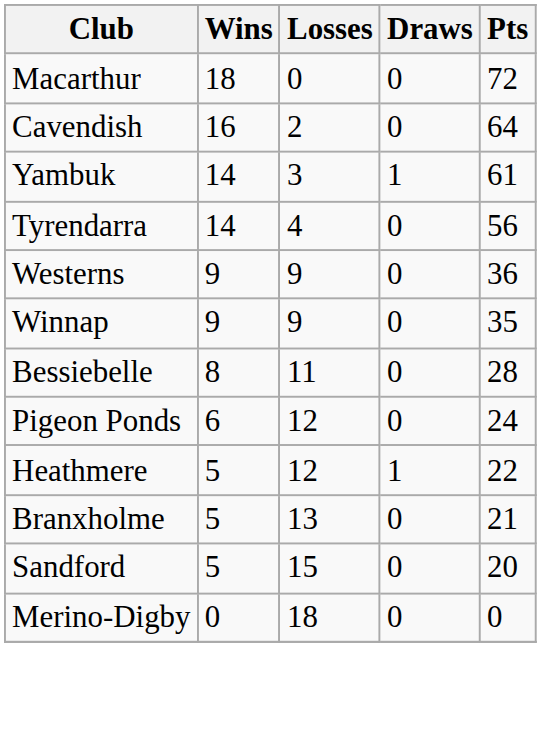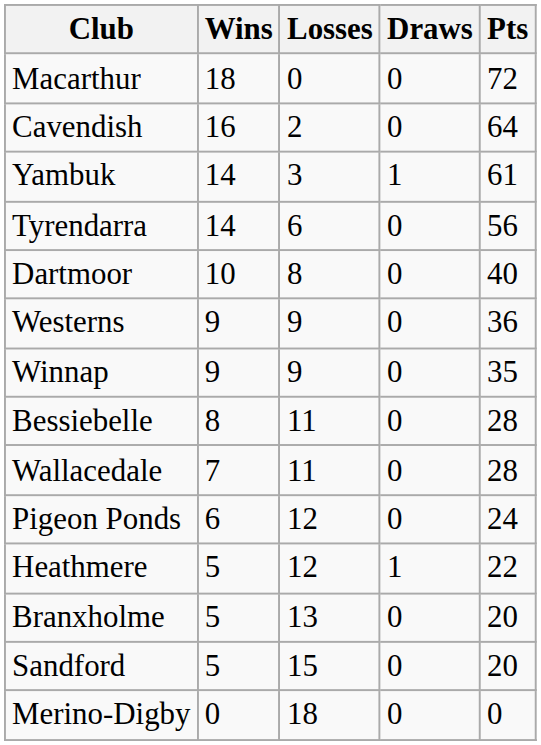(295, 224) 4 -> (295, 224) 6
+ row: (72, 273)
+ row: (87, 469)
(503, 518) 21 -> (503, 616) 20
